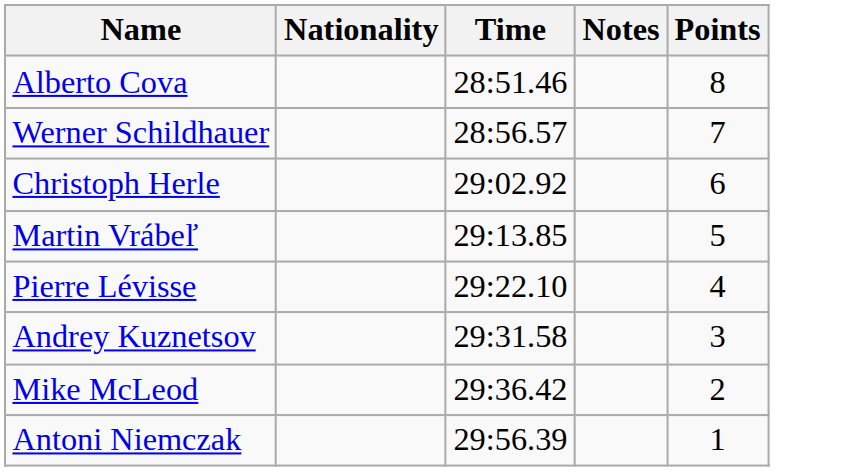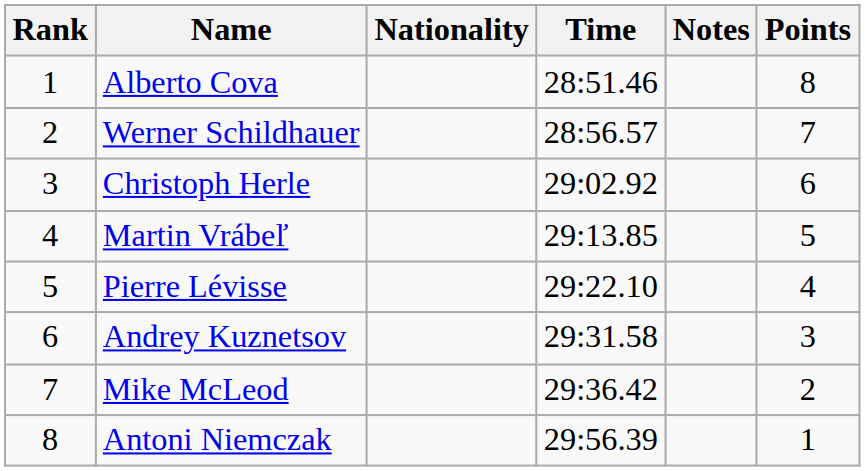+ column: (50, 30)
